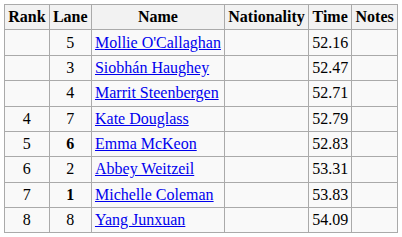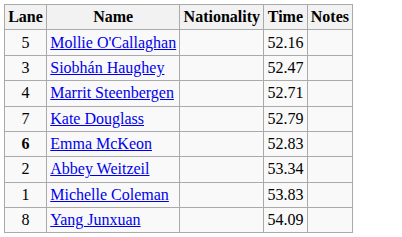- column: (27, 17)
(330, 169) 53.31 -> (285, 169) 53.34
(70, 194) bold -> (26, 194) normal
